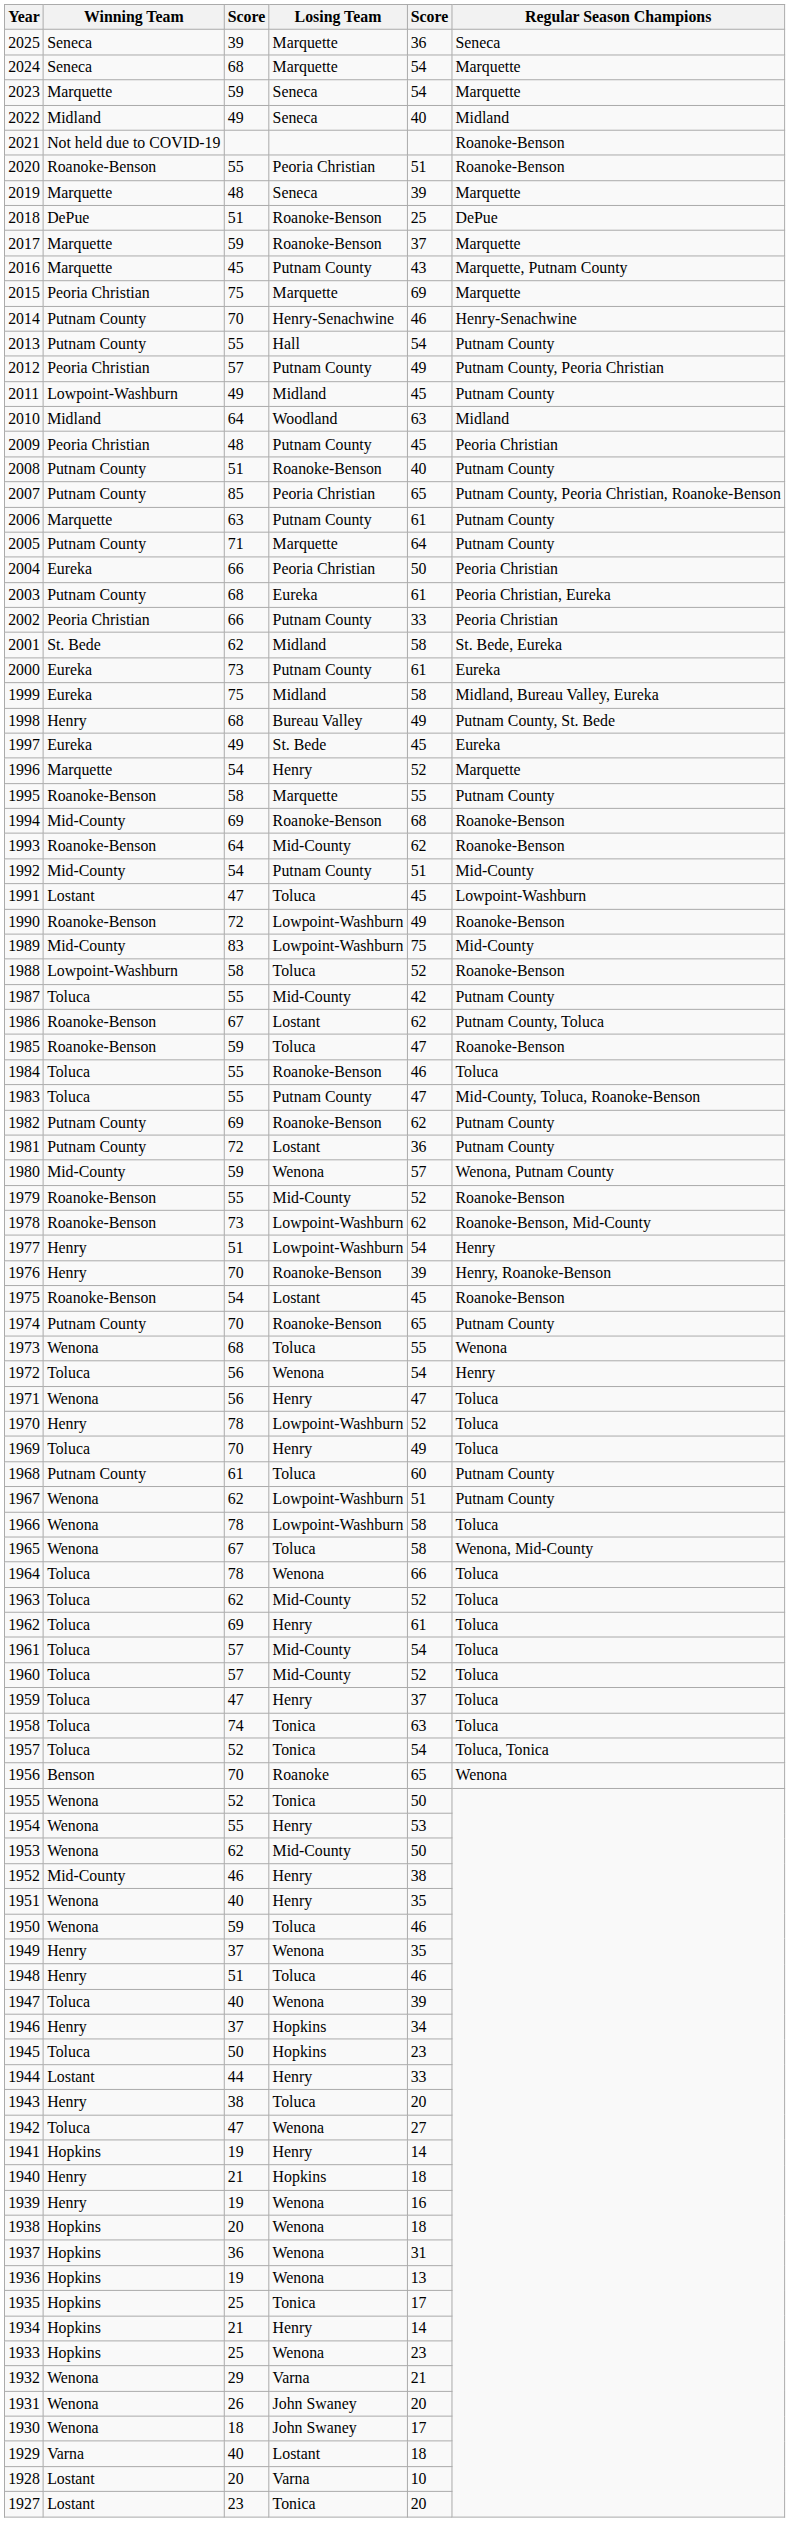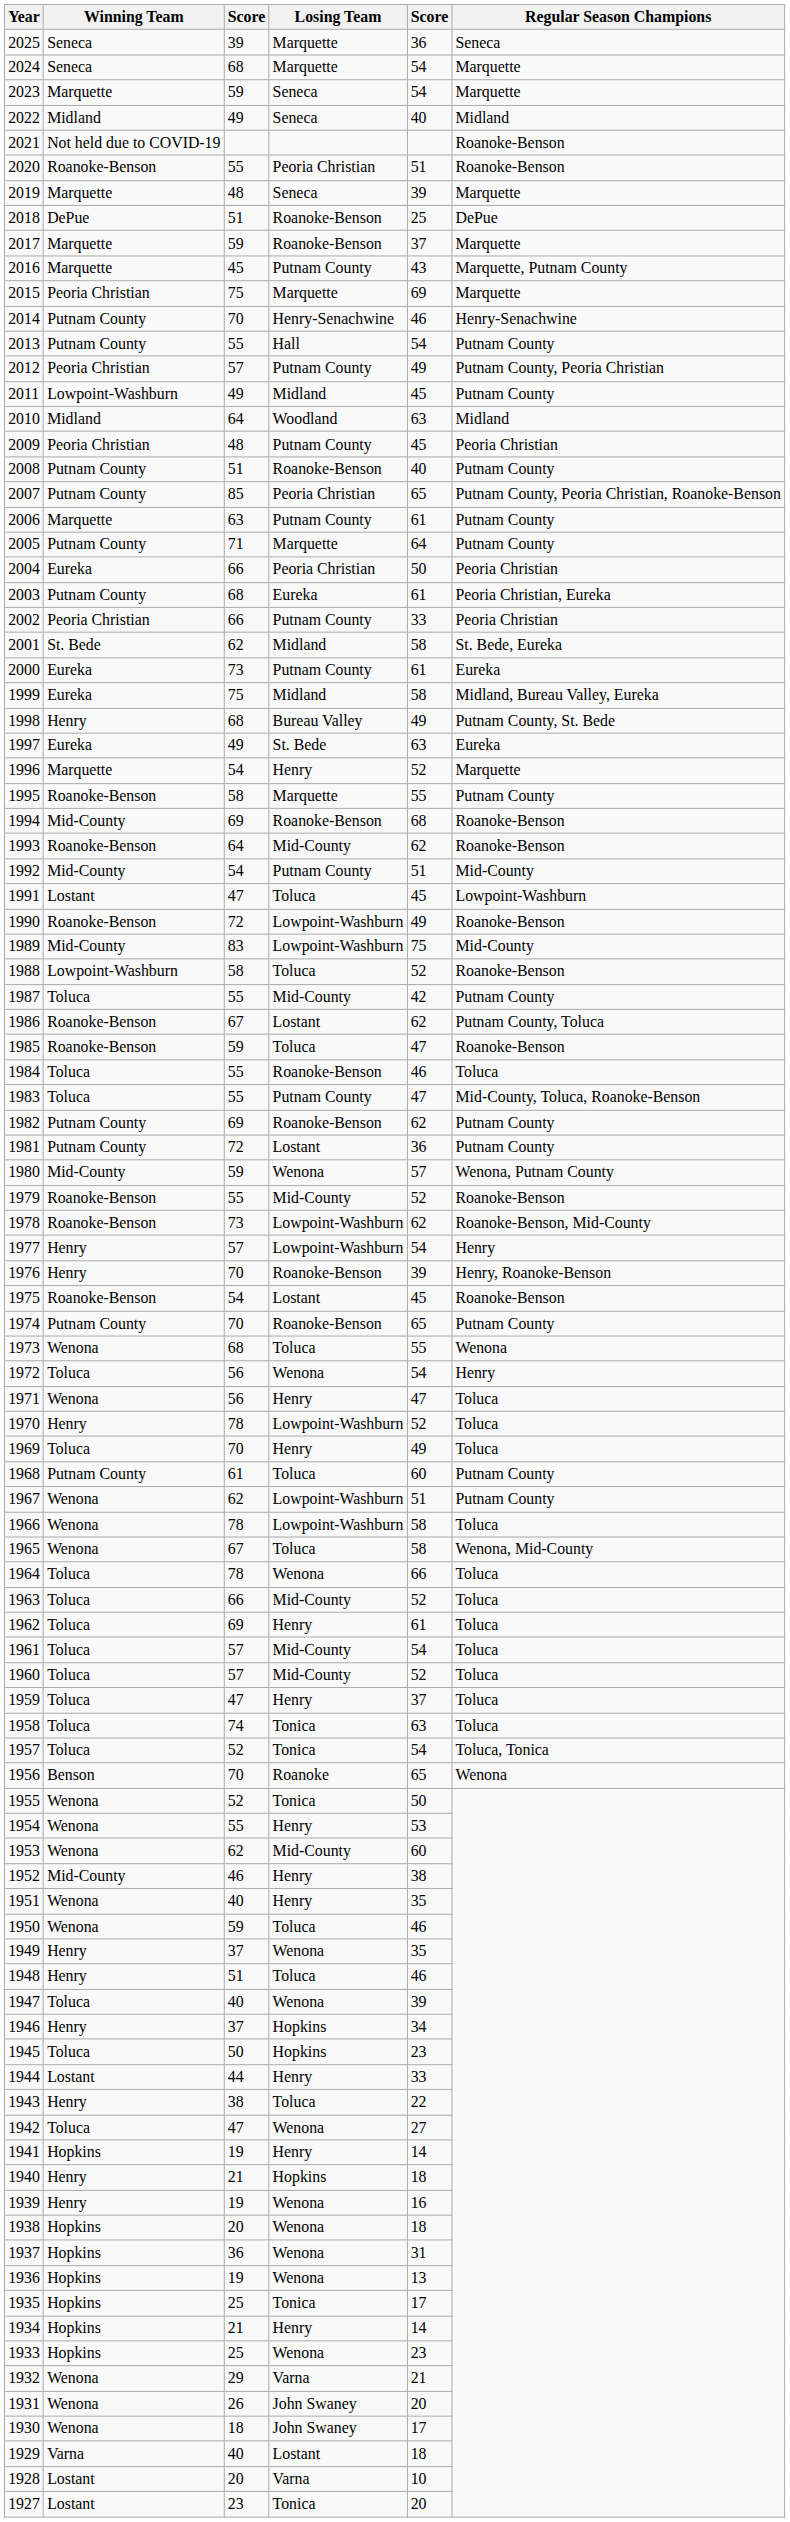(419, 745) 45 -> (419, 745) 63
(236, 1248) 51 -> (236, 1248) 57
(236, 1599) 62 -> (236, 1599) 66
(419, 1850) 50 -> (419, 1850) 60
(419, 2102) 20 -> (419, 2102) 22
